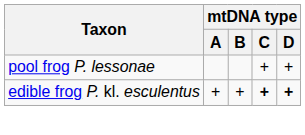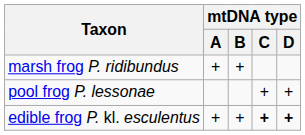+ row: (93, 67)
